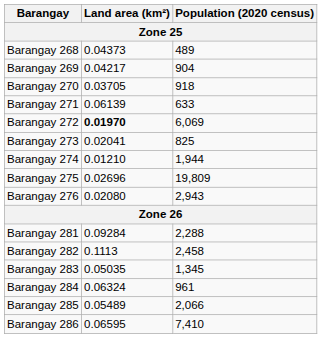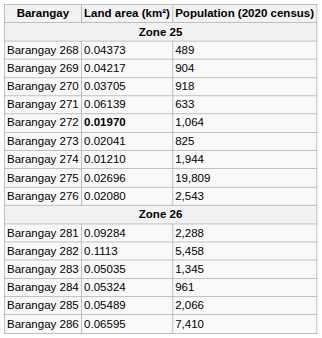(190, 123) 6,069 -> (190, 123) 1,064
(190, 196) 2,943 -> (190, 196) 2,543
(190, 251) 2,458 -> (190, 251) 5,458
(105, 287) 0.06324 -> (105, 287) 0.05324
